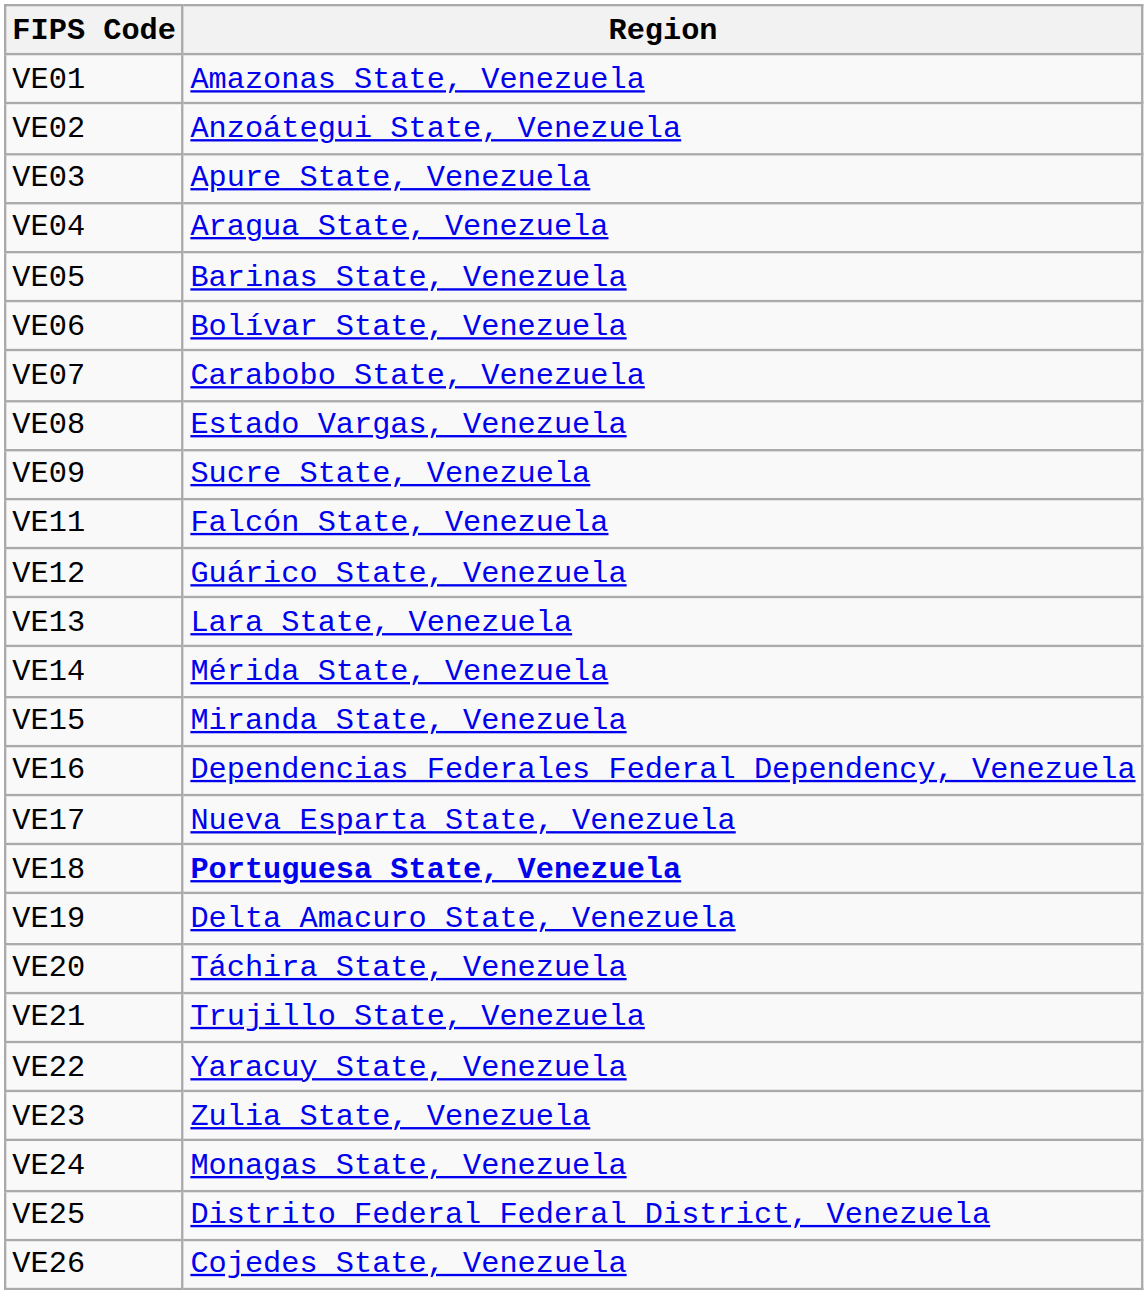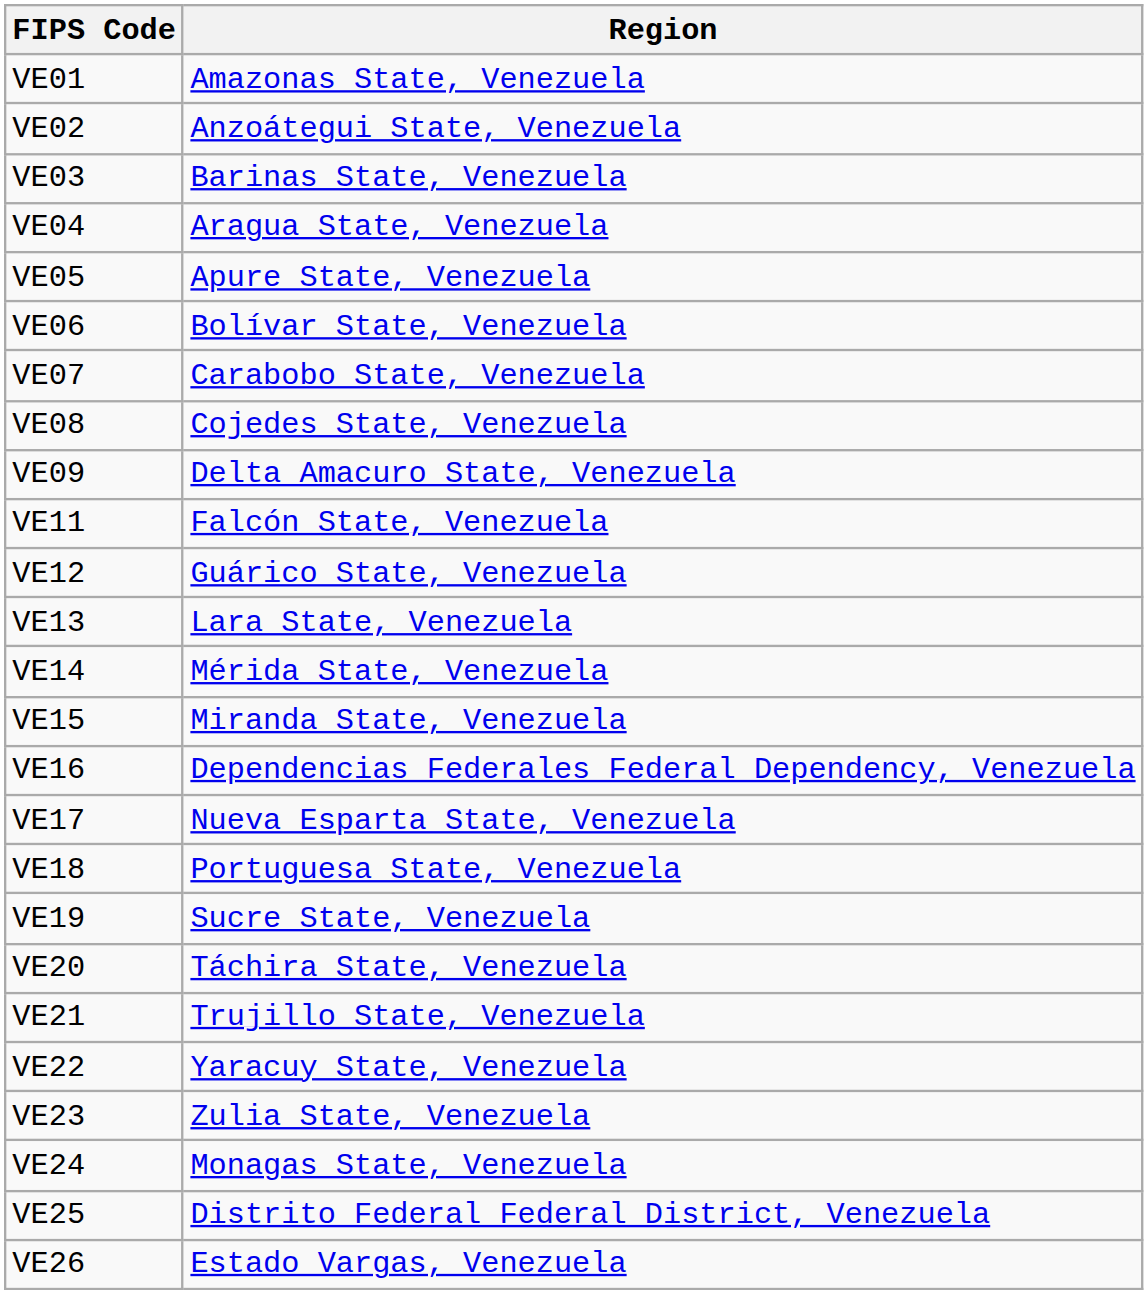(390, 178) Apure State, Venezuela -> (409, 178) Barinas State, Venezuela
(409, 277) Barinas State, Venezuela -> (390, 277) Apure State, Venezuela
(409, 425) Estado Vargas, Venezuela -> (409, 425) Cojedes State, Venezuela
(390, 474) Sucre State, Venezuela -> (463, 474) Delta Amacuro State, Venezuela
(436, 869) bold -> (436, 869) normal
(463, 918) Delta Amacuro State, Venezuela -> (390, 918) Sucre State, Venezuela
(409, 1264) Cojedes State, Venezuela -> (409, 1264) Estado Vargas, Venezuela
